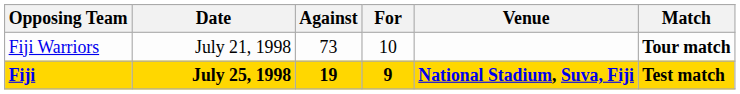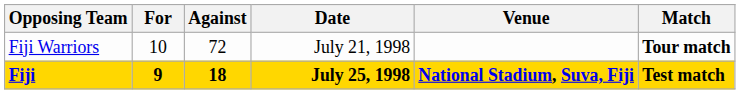columns swapped: (388, 18) <-> (213, 18)
(328, 46) 73 -> (217, 46) 72
(328, 74) 19 -> (217, 74) 18
